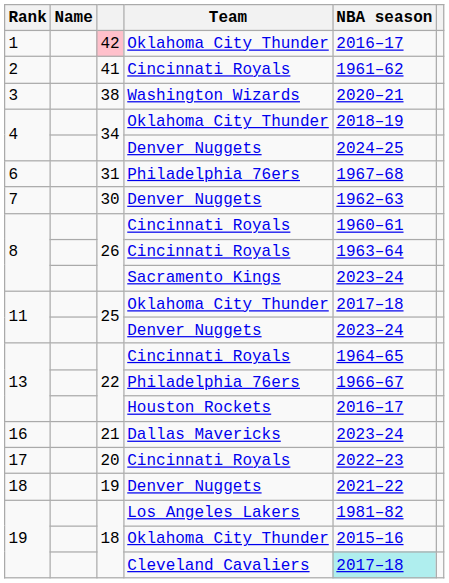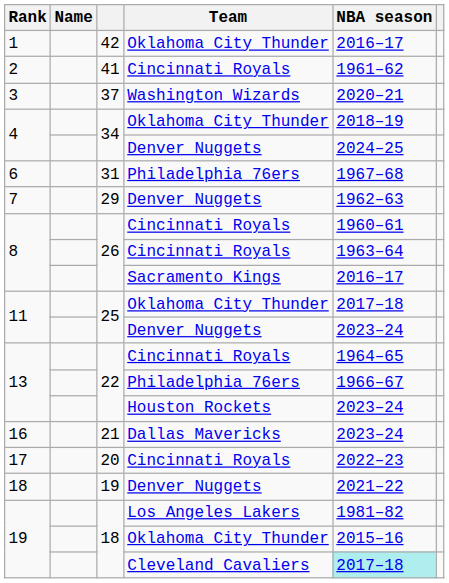(110, 44) pink background -> (110, 44) no background
(110, 96) 38 -> (110, 96) 37
(110, 200) 30 -> (110, 200) 29
(370, 278) 2023–24 -> (370, 278) 2016–17
(370, 409) 2016–17 -> (370, 409) 2023–24
